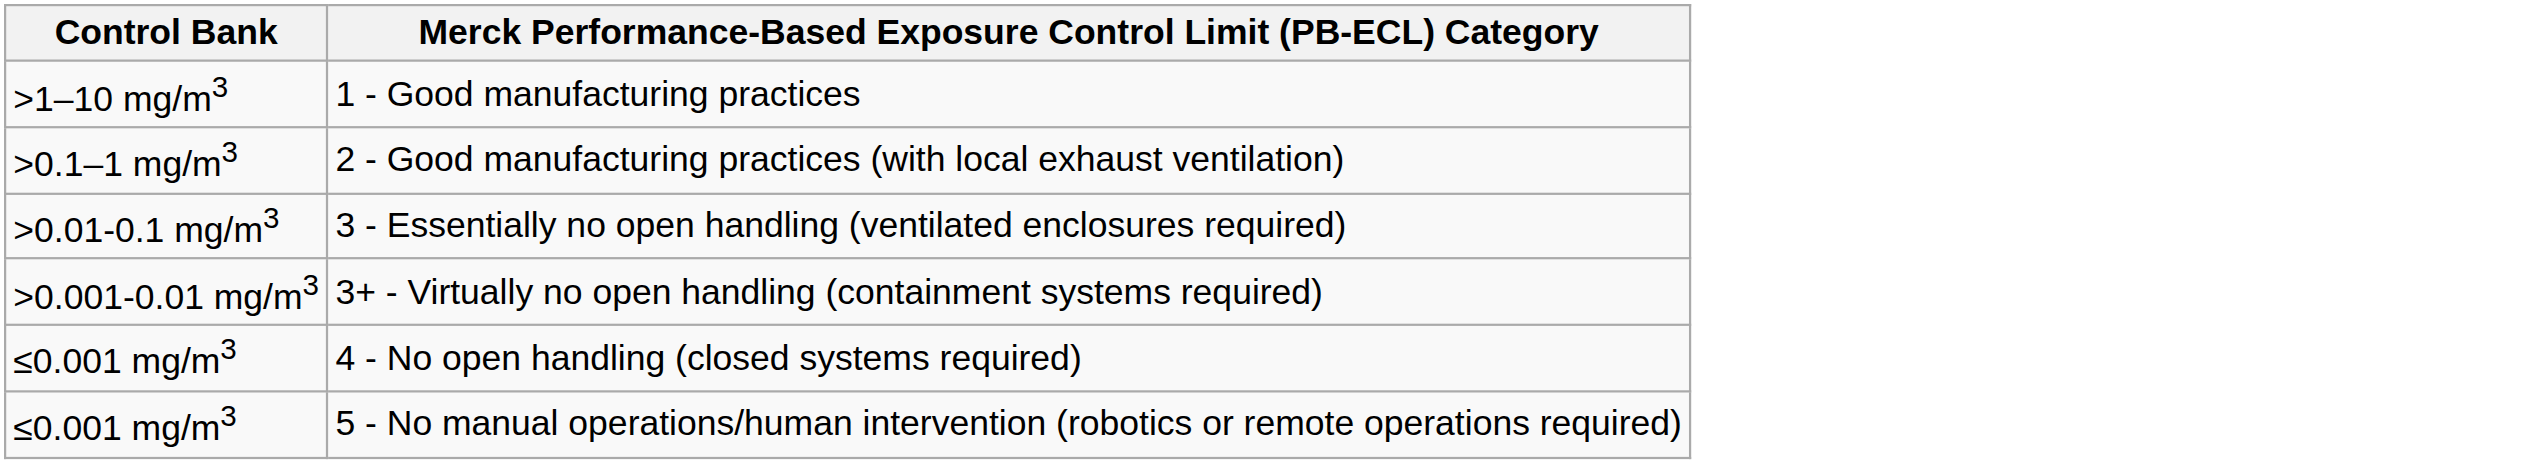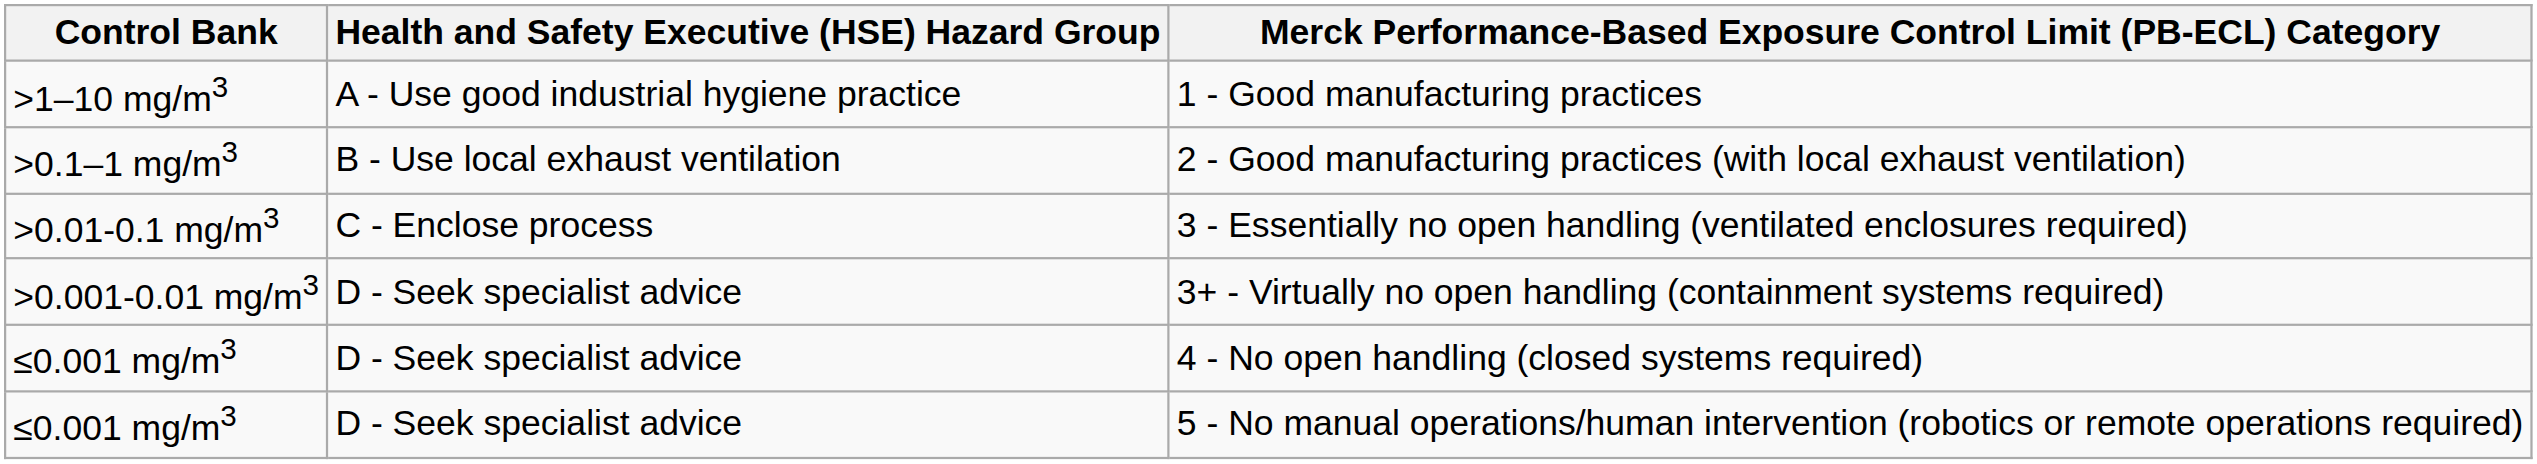+ column: (748, 32)
